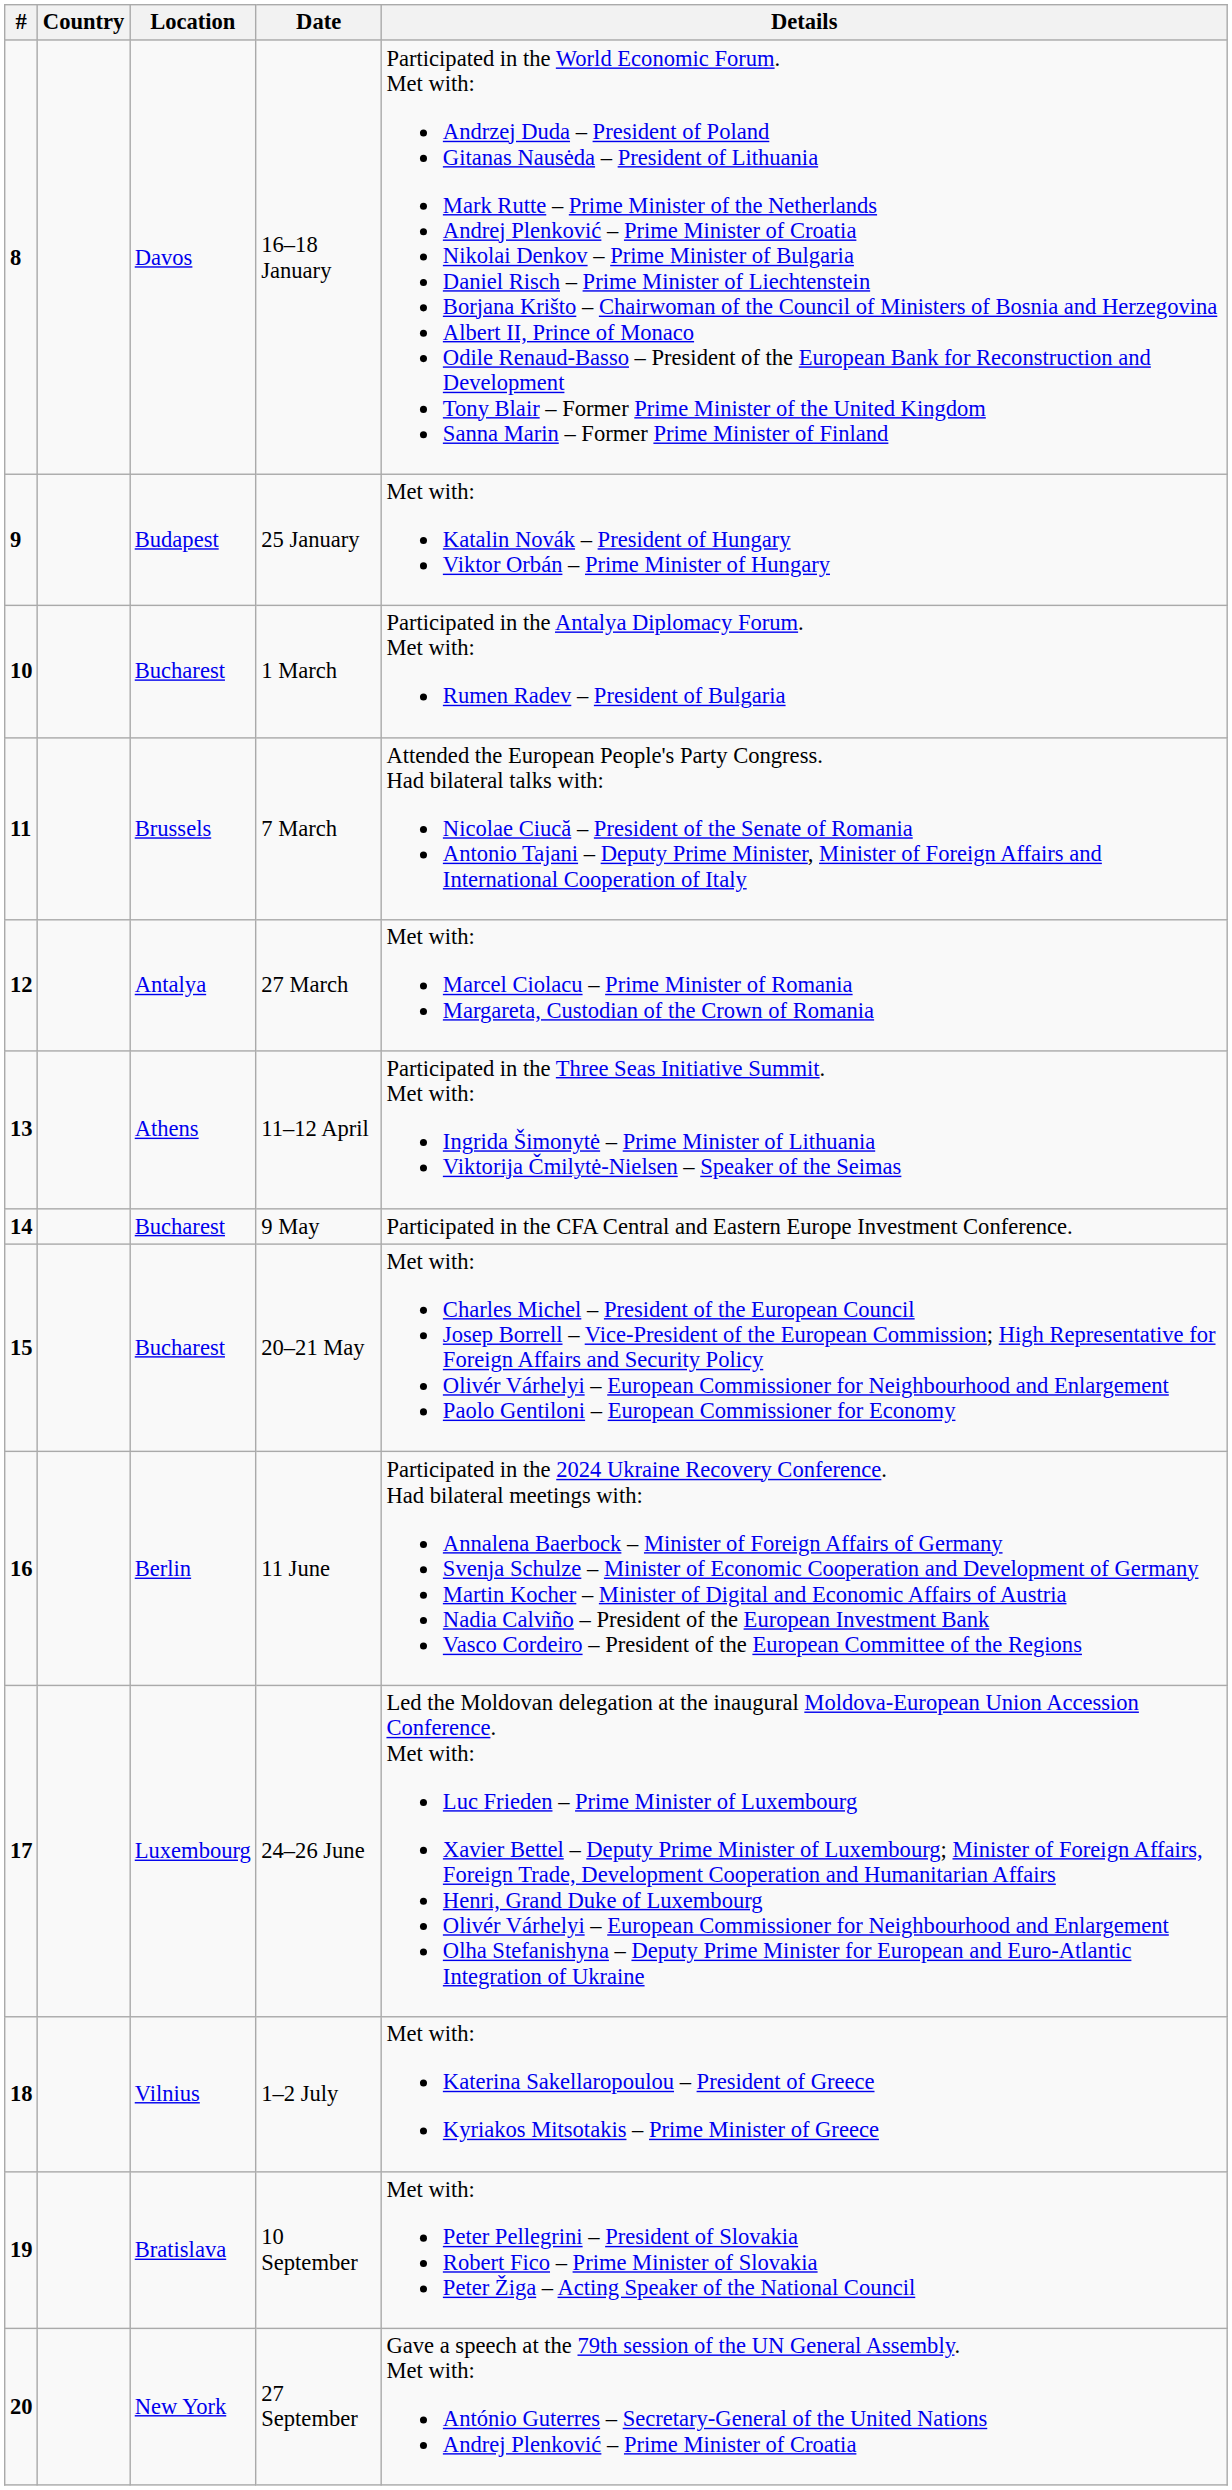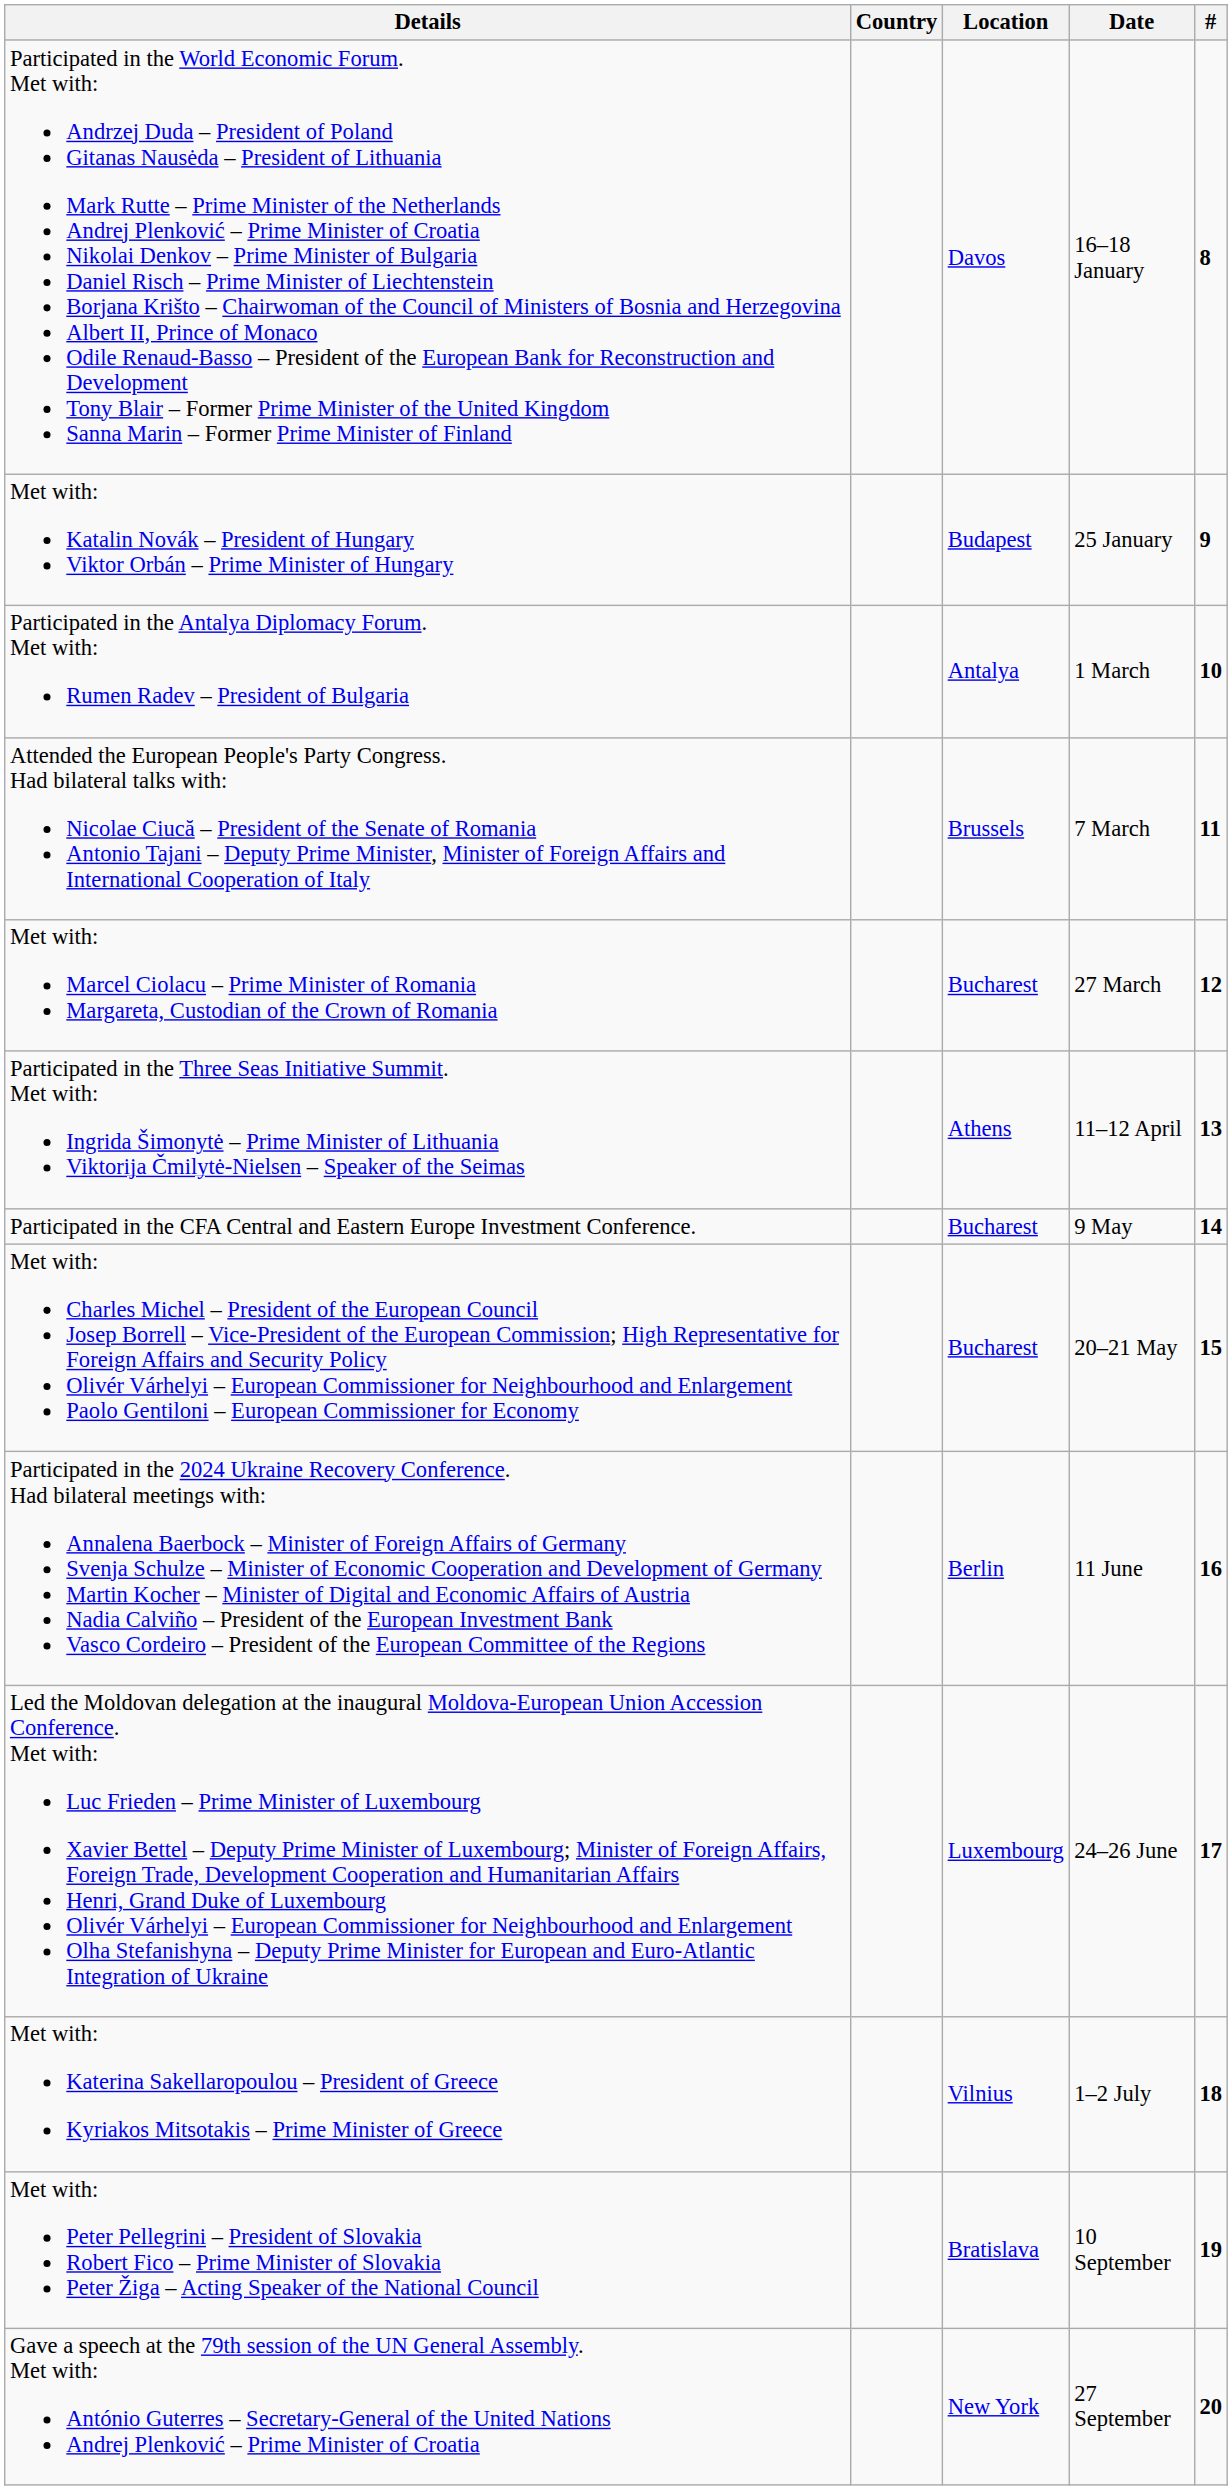columns swapped: (21, 22) <-> (804, 22)
(180, 671) Bucharest -> (983, 671) Antalya
(170, 985) Antalya -> (993, 985) Bucharest
